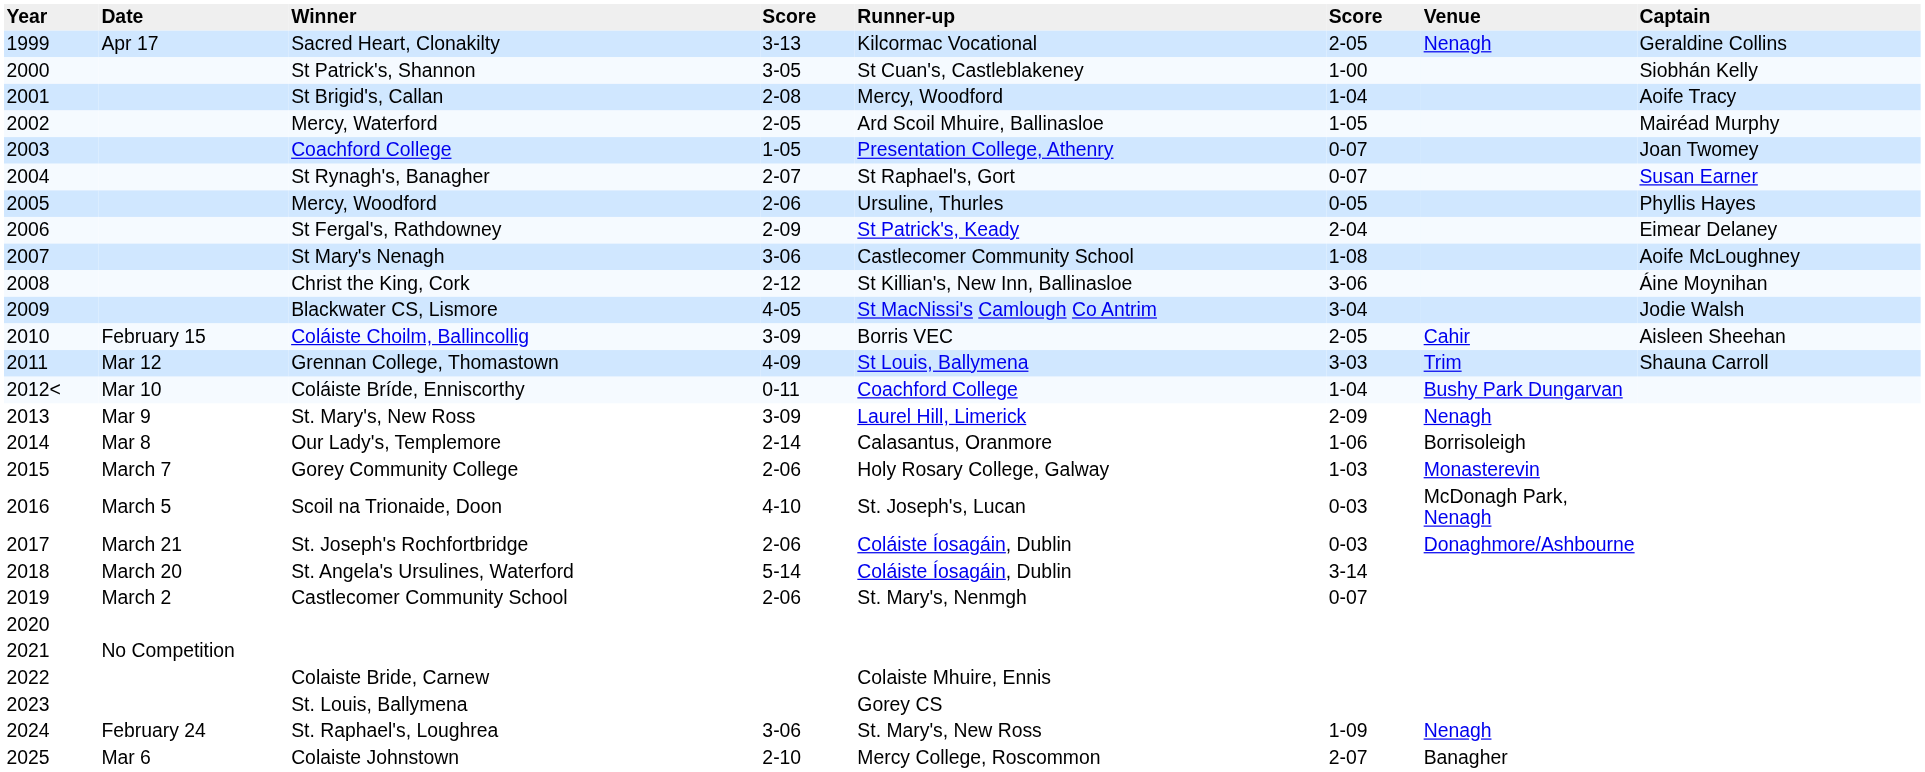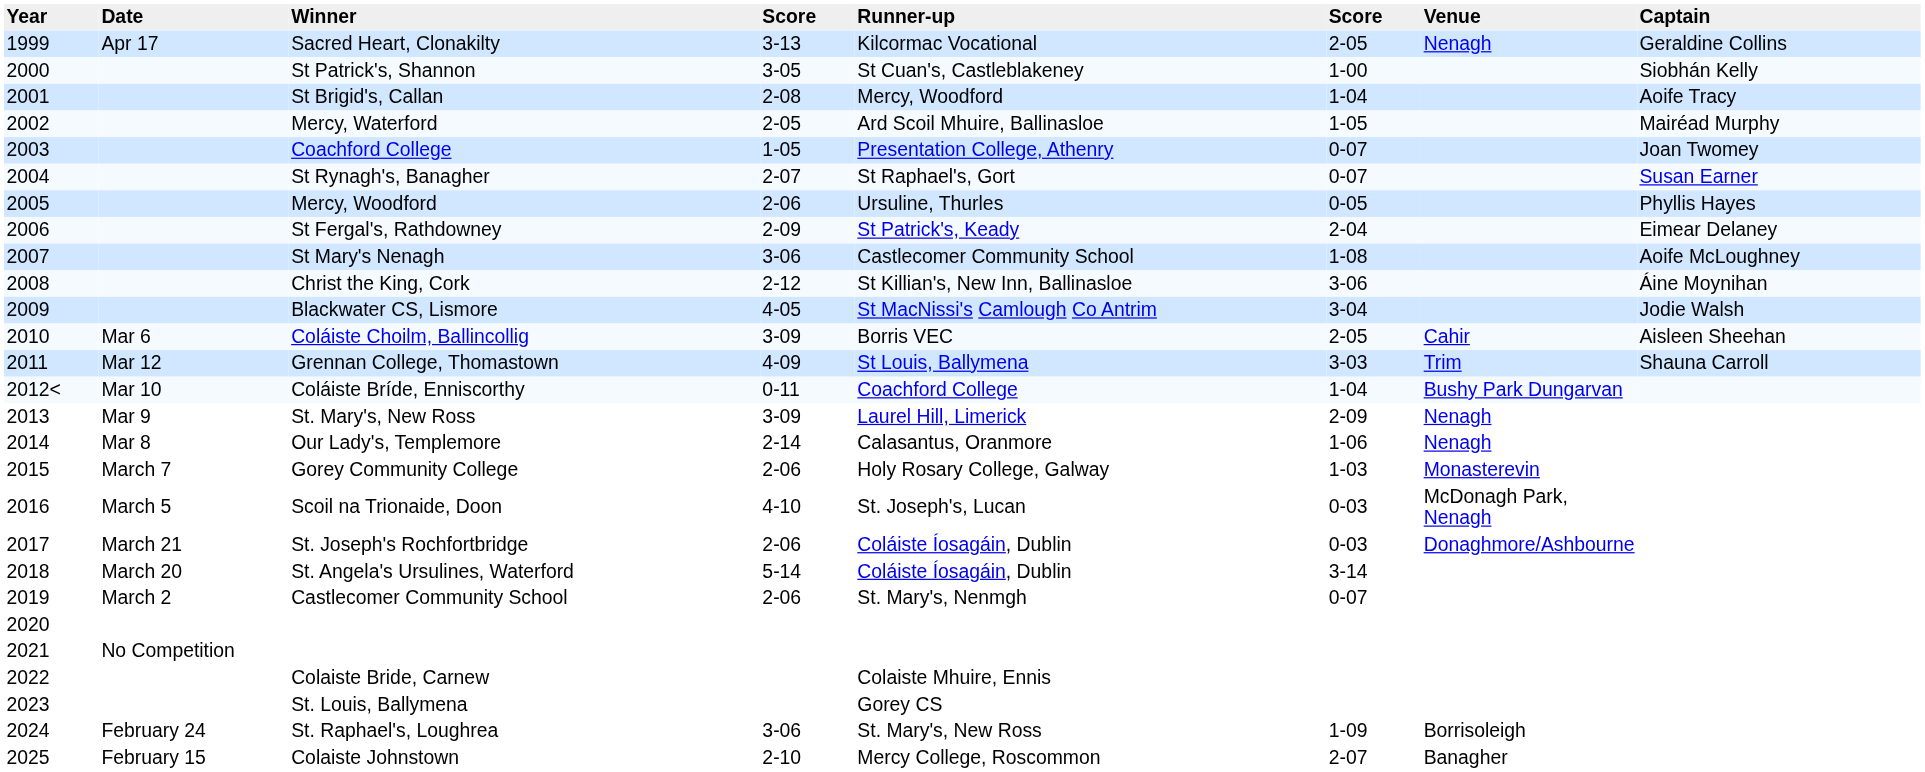(154, 336) February 15 -> (126, 336) Mar 6
(1475, 443) Borrisoleigh -> (1458, 443) Nenagh
(1458, 731) Nenagh -> (1475, 731) Borrisoleigh
(126, 757) Mar 6 -> (154, 757) February 15
